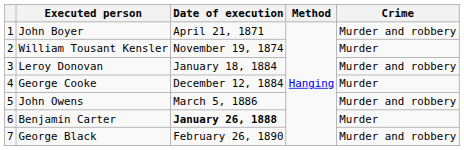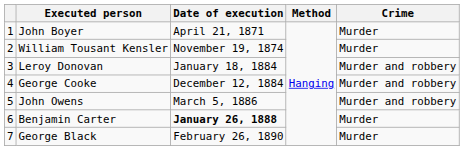(398, 31) Murder and robbery -> (359, 31) Murder
(359, 84) Murder -> (398, 84) Murder and robbery
(398, 136) Murder and robbery -> (359, 136) Murder
